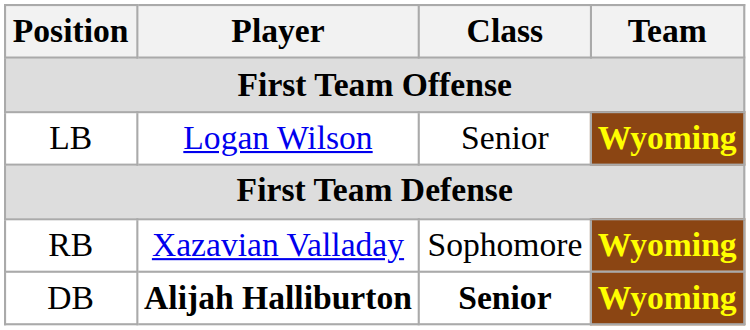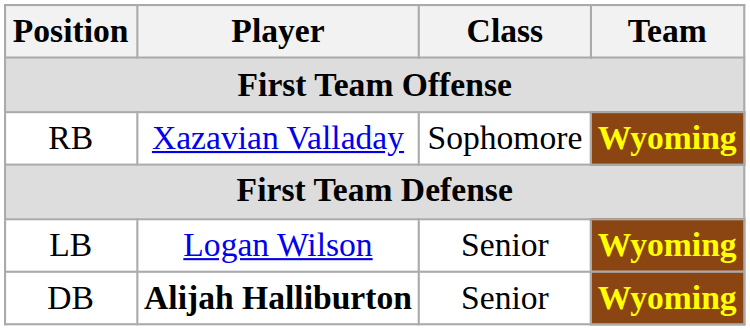rows swapped: (71, 244) <-> (71, 137)
(505, 297) bold -> (505, 297) normal
